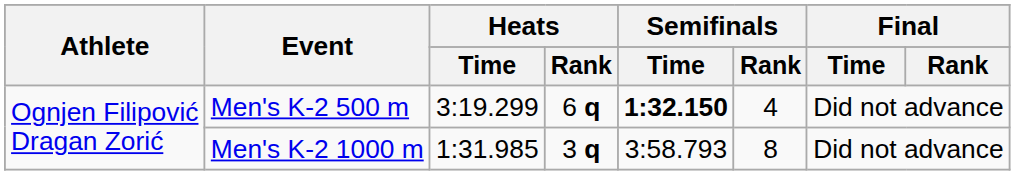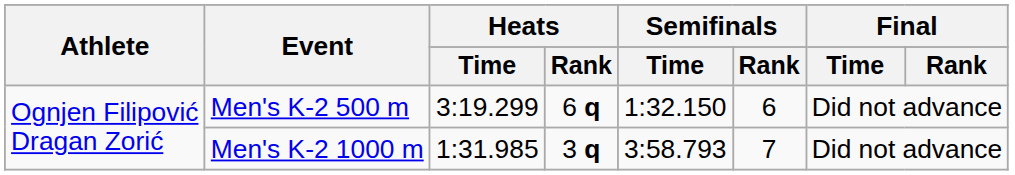(676, 107) bold -> (675, 107) normal
(771, 107) 4 -> (769, 107) 6
(771, 149) 8 -> (769, 149) 7
